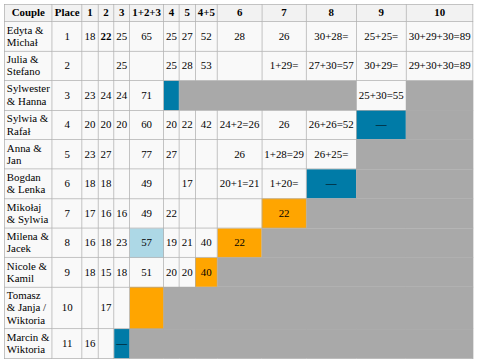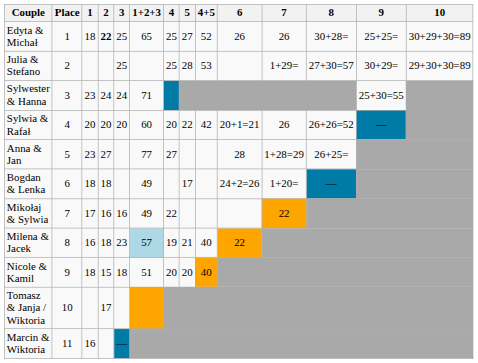(240, 36) 28 -> (240, 36) 26
(240, 124) 24+2=26 -> (240, 124) 20+1=21
(240, 154) 26 -> (240, 154) 28
(240, 183) 20+1=21 -> (240, 183) 24+2=26
